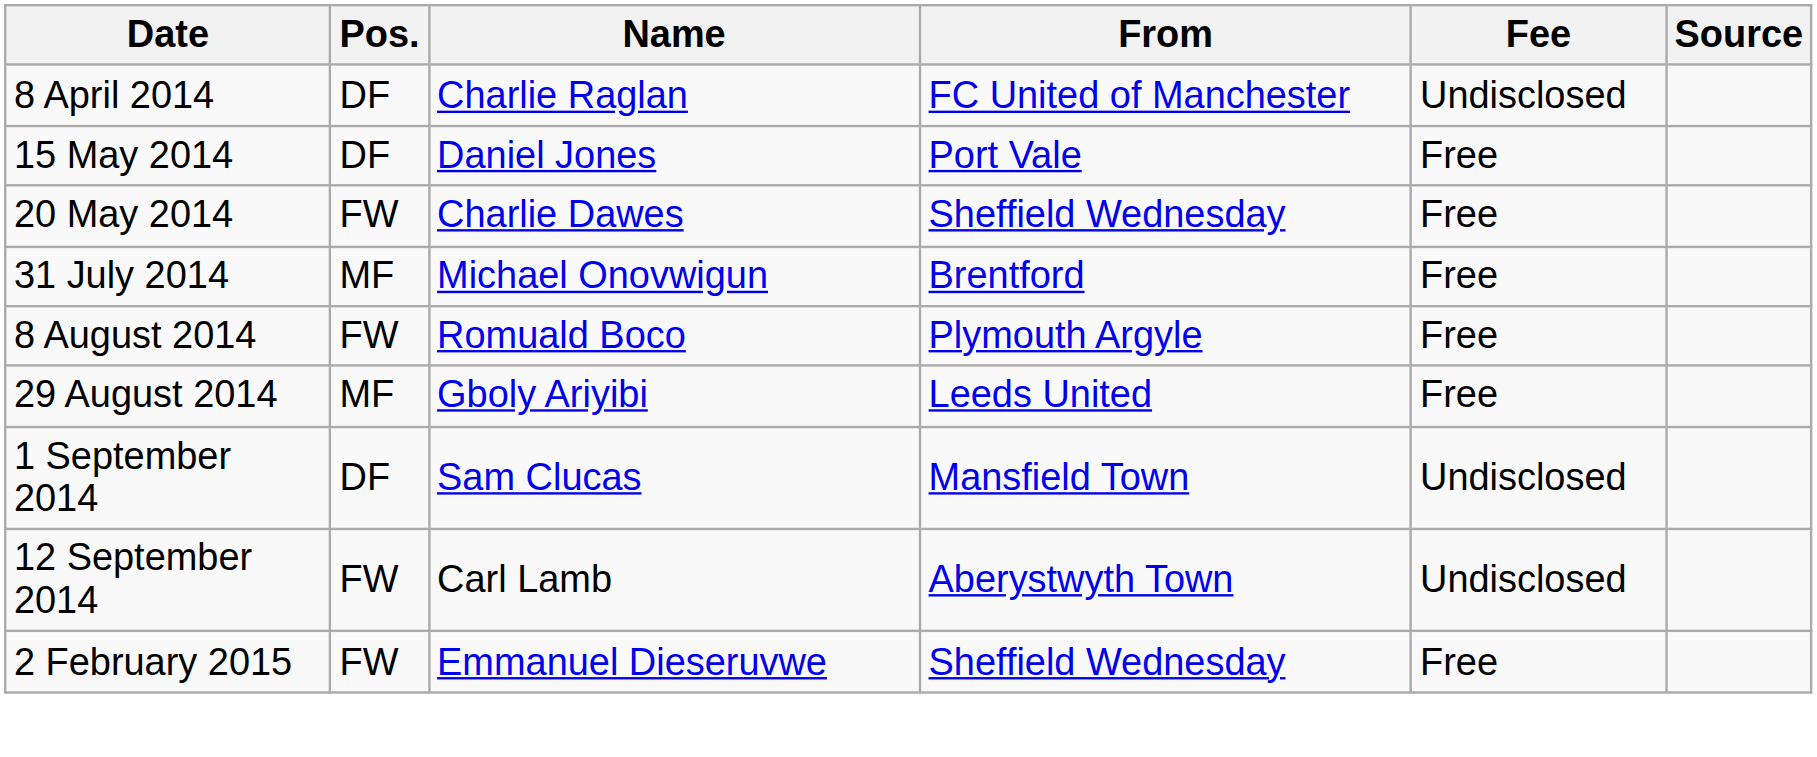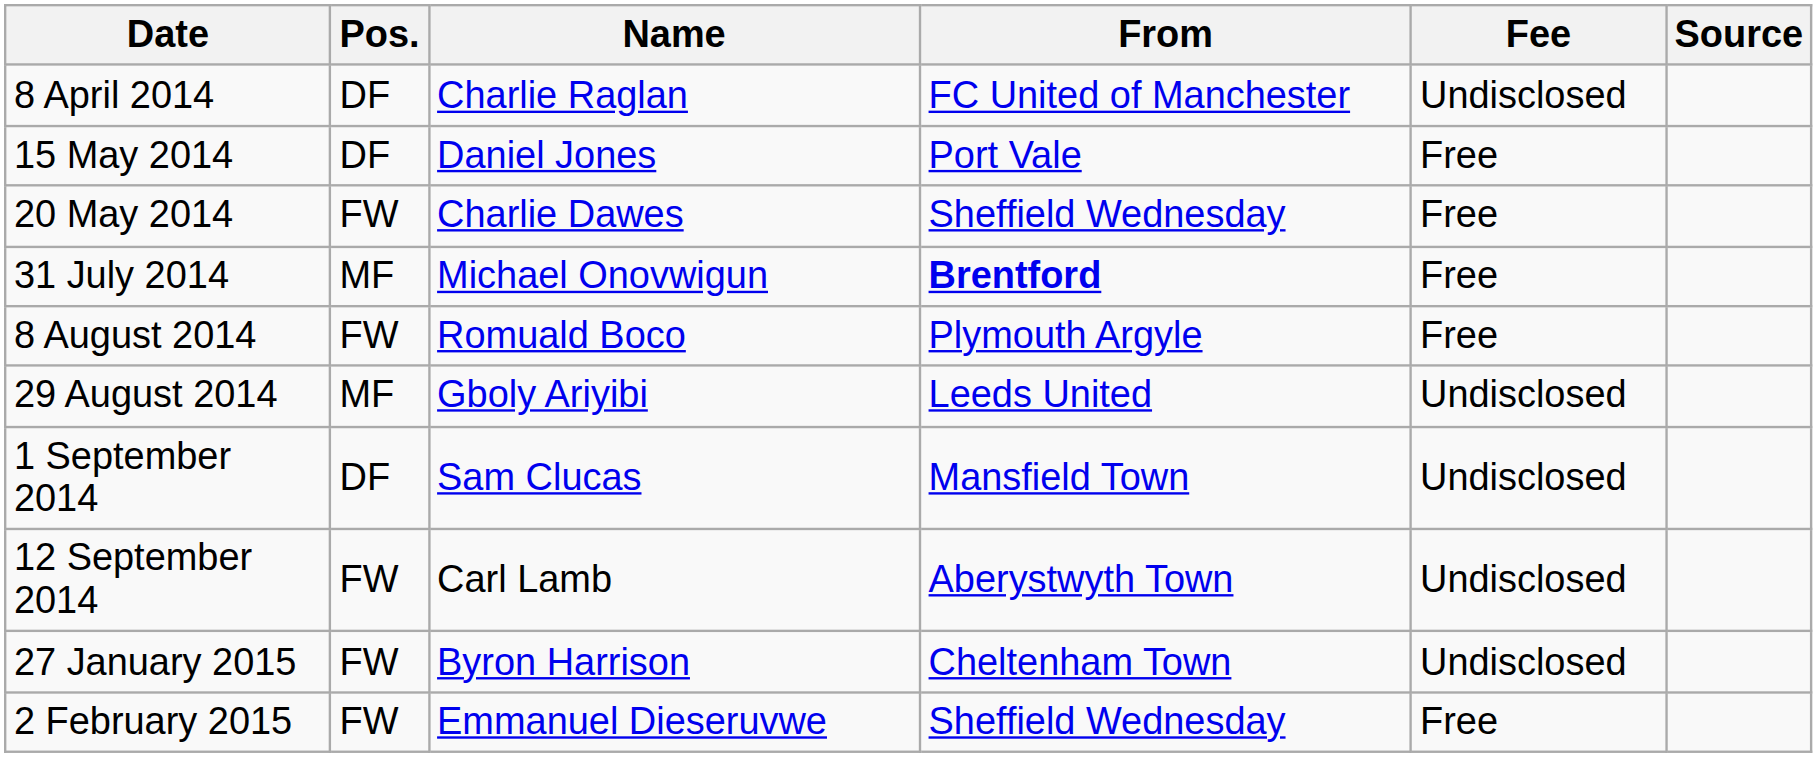(1007, 275) normal -> (1015, 275) bold
(1459, 395) Free -> (1523, 395) Undisclosed
+ row: (155, 661)
